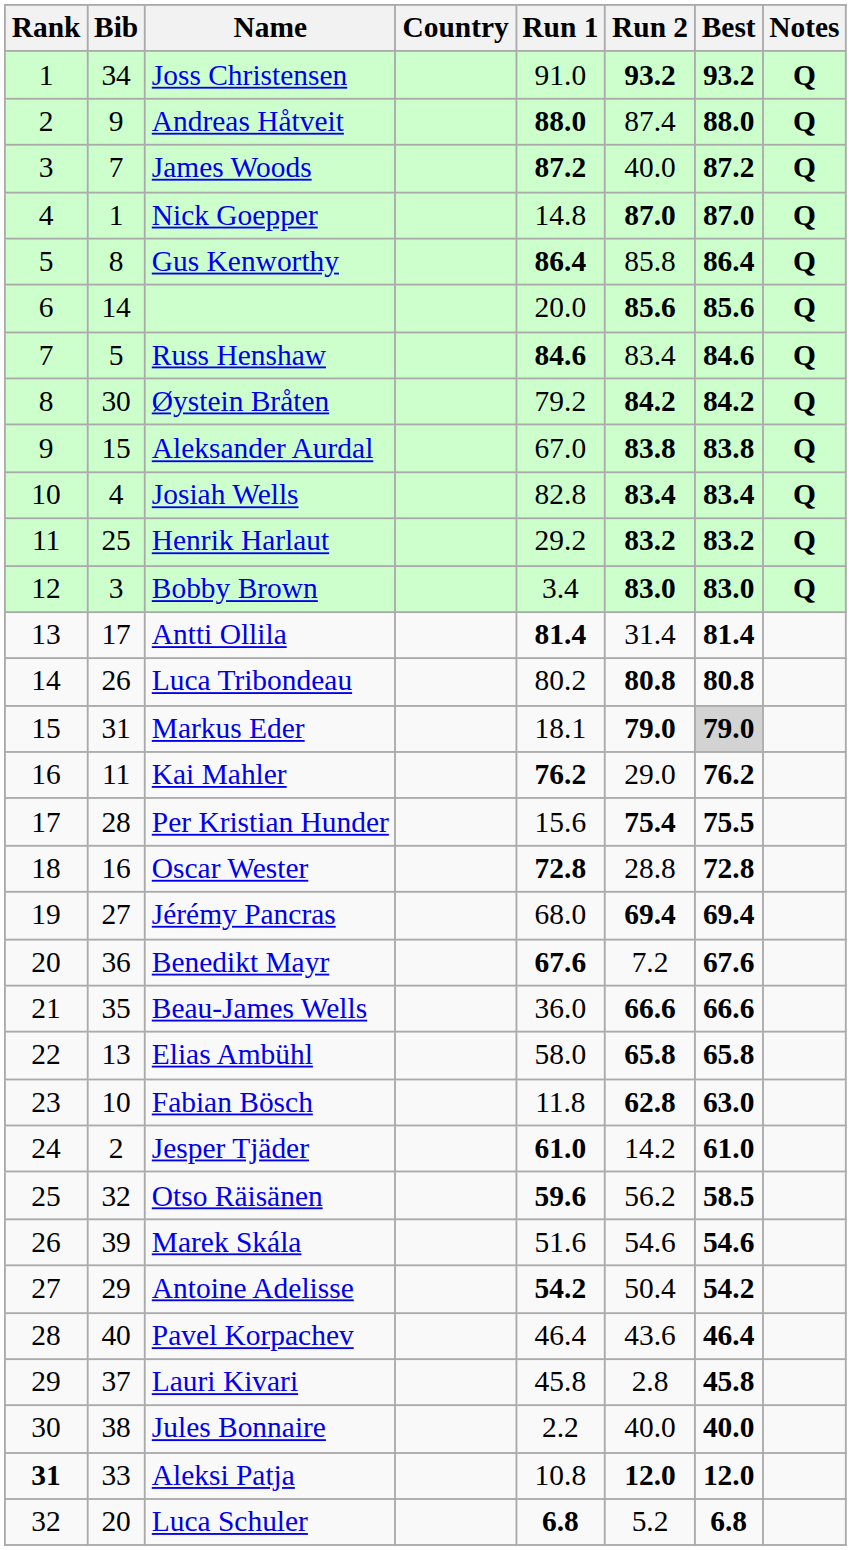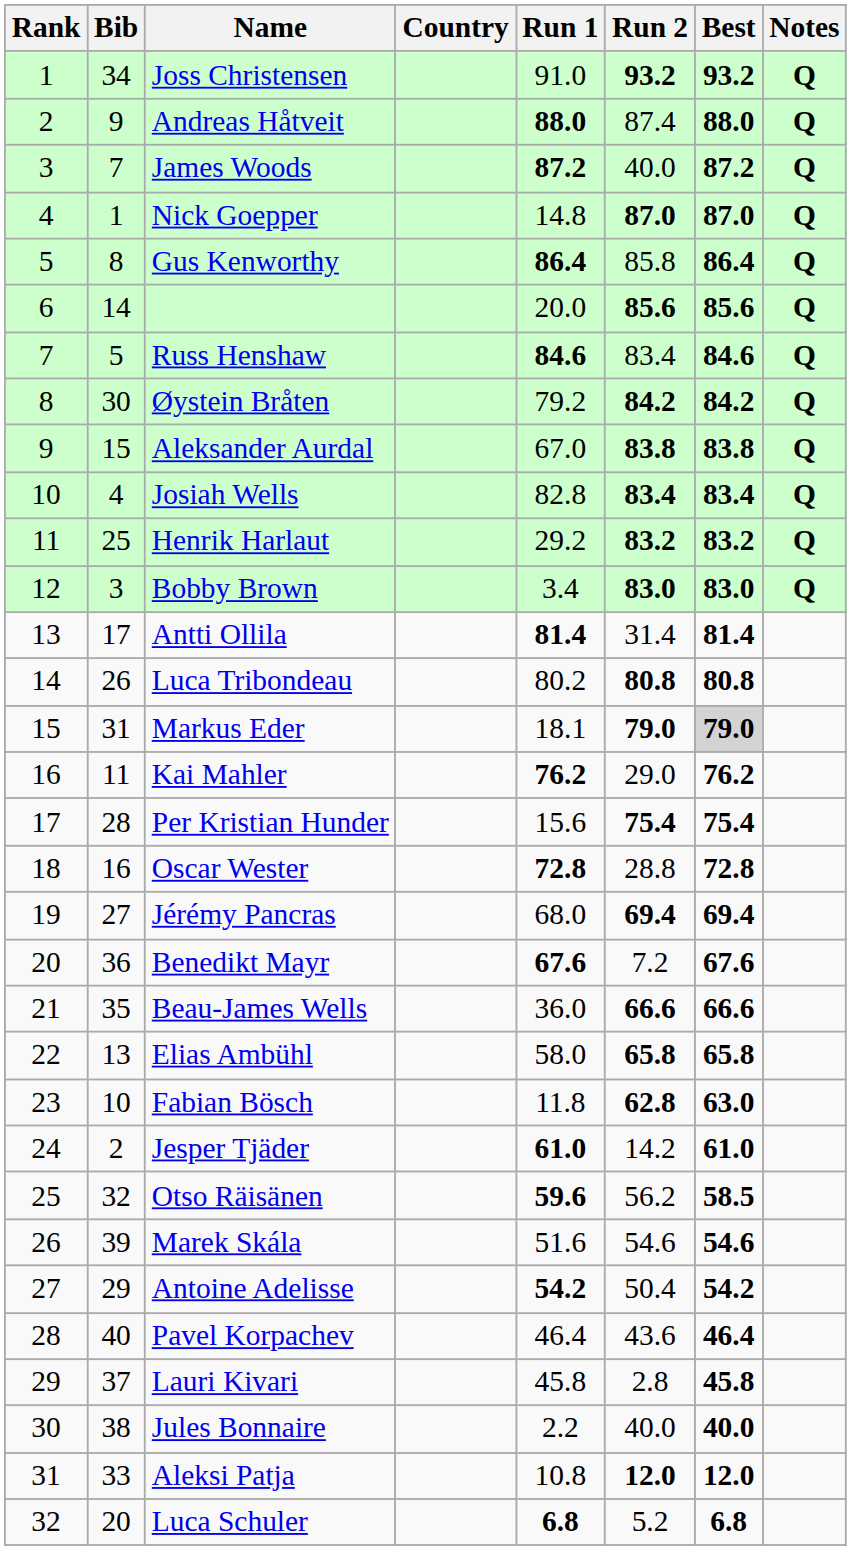(729, 821) 75.5 -> (729, 821) 75.4
(46, 1475) bold -> (46, 1475) normal
